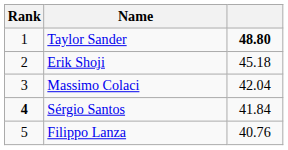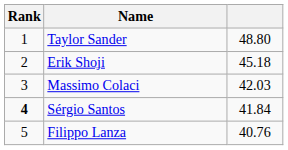(255, 39) bold -> (255, 39) normal
(255, 86) 42.04 -> (255, 86) 42.03
